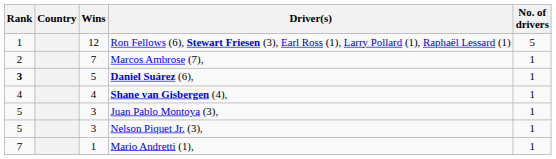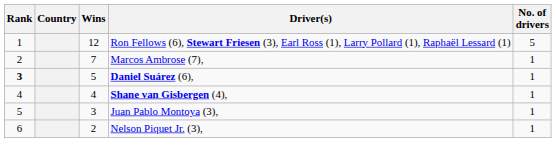(20, 128) 5 -> (20, 128) 6
(94, 128) 3 -> (94, 128) 2
- row: (152, 146)
